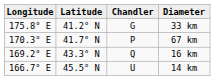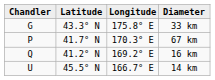columns swapped: (133, 11) <-> (30, 11)
(81, 26) 41.2° N -> (81, 26) 43.3° N
(81, 54) 43.3° N -> (81, 54) 41.2° N
